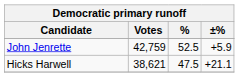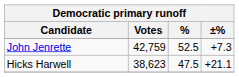(221, 47) +5.9 -> (221, 47) +7.3
(150, 64) 38,621 -> (150, 64) 38,623
